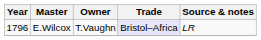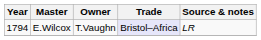(17, 27) 1796 -> (17, 27) 1794
